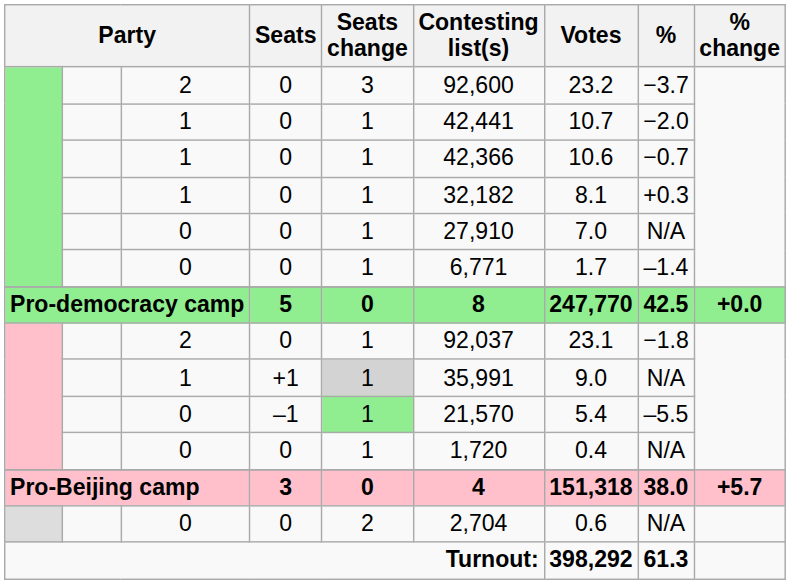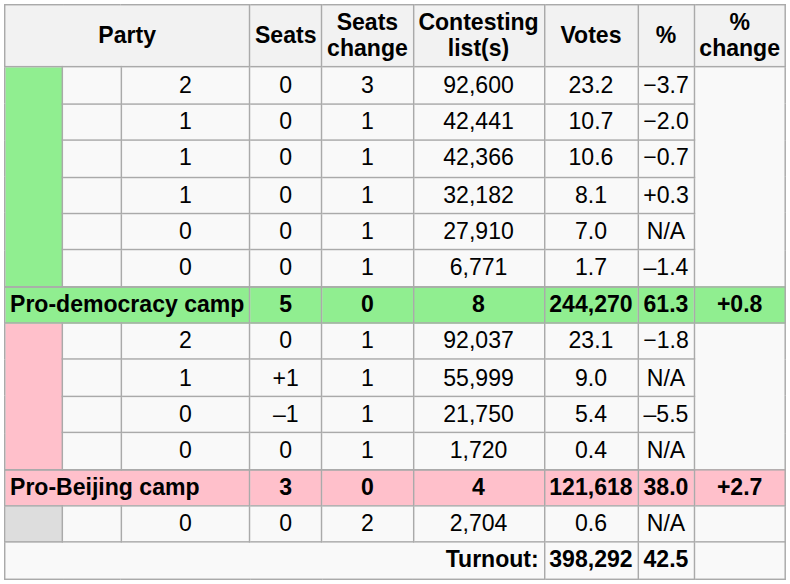(591, 304) 247,770 -> (591, 304) 244,270
(666, 304) 42.5 -> (666, 304) 61.3
(740, 304) +0.0 -> (740, 304) +0.8
(367, 377) lightgrey background -> (367, 377) no background
(479, 377) 35,991 -> (479, 377) 55,999
(367, 414) lightgreen background -> (367, 414) no background
(479, 414) 21,570 -> (479, 414) 21,750
(591, 487) 151,318 -> (591, 487) 121,618
(740, 487) +5.7 -> (740, 487) +2.7
(666, 560) 61.3 -> (666, 560) 42.5
